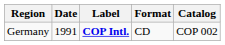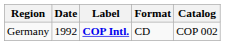(66, 31) 1991 -> (66, 31) 1992
